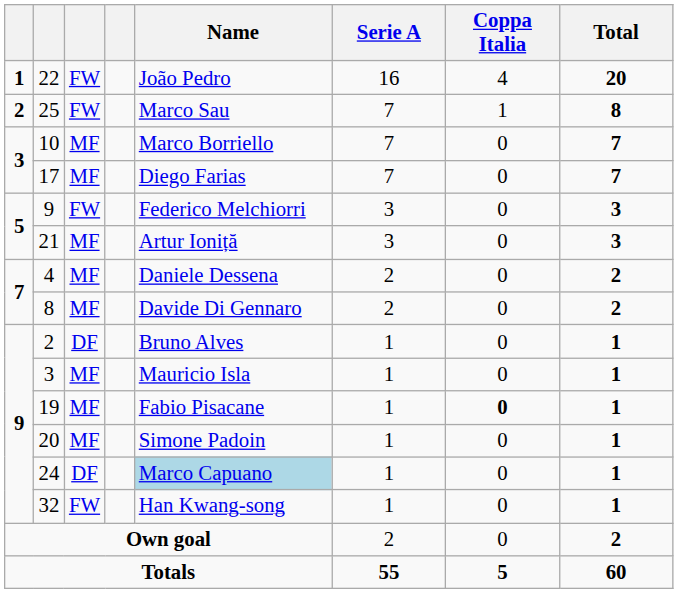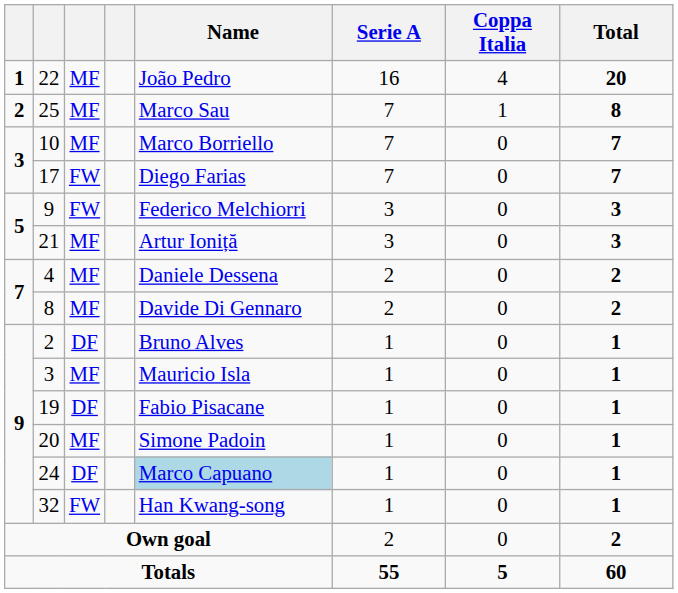(85, 77) FW -> (85, 77) MF
(85, 110) FW -> (85, 110) MF
(85, 176) MF -> (85, 176) FW
(85, 407) MF -> (85, 407) DF
(502, 407) bold -> (502, 407) normal
